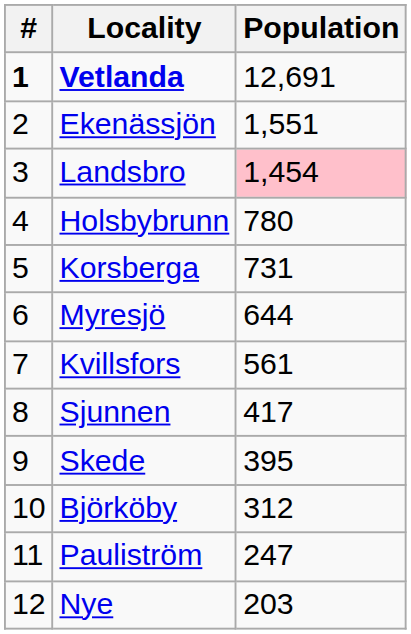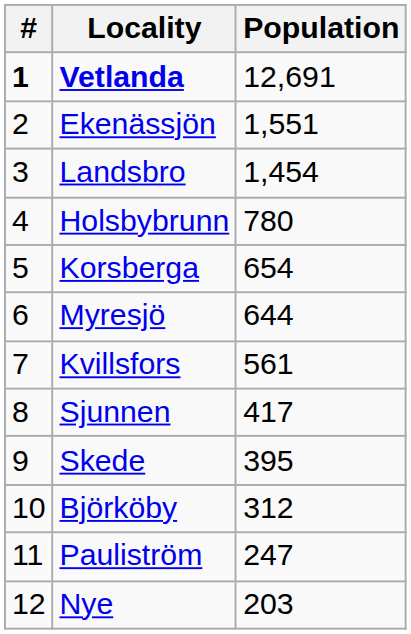(281, 172) pink background -> (281, 172) no background
(268, 268) 731 -> (268, 268) 654
